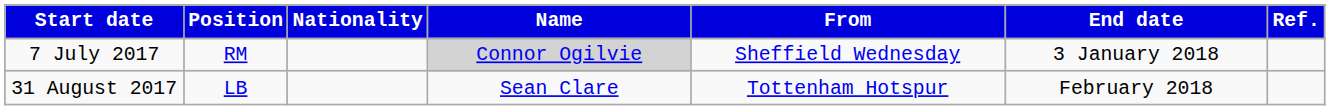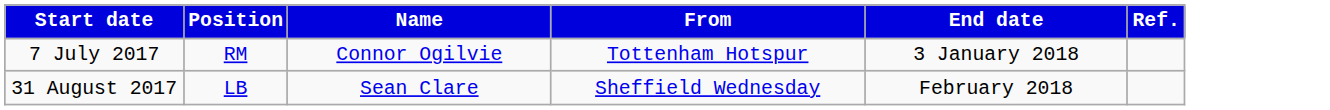- column: (358, 21)
(559, 54) lightgrey background -> (419, 54) no background
(848, 54) Sheffield Wednesday -> (708, 54) Tottenham Hotspur
(848, 88) Tottenham Hotspur -> (708, 88) Sheffield Wednesday
